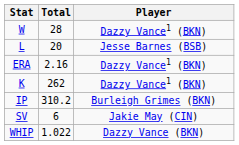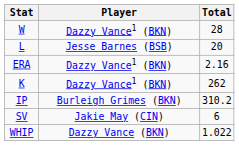columns swapped: (154, 12) <-> (56, 12)
